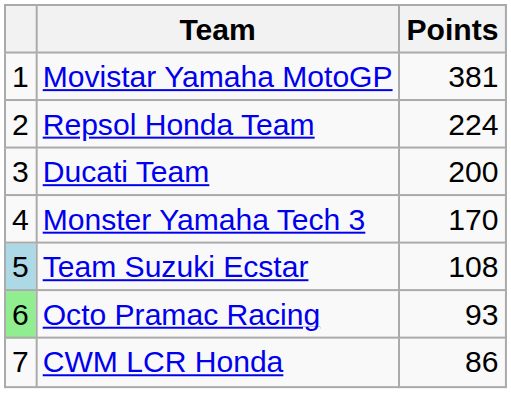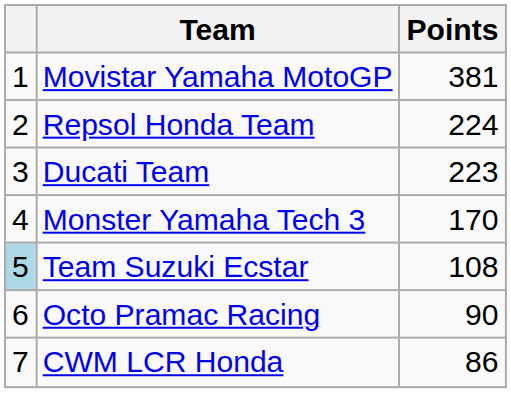(473, 172) 200 -> (473, 172) 223
(20, 315) lightgreen background -> (20, 315) no background
(482, 315) 93 -> (482, 315) 90
